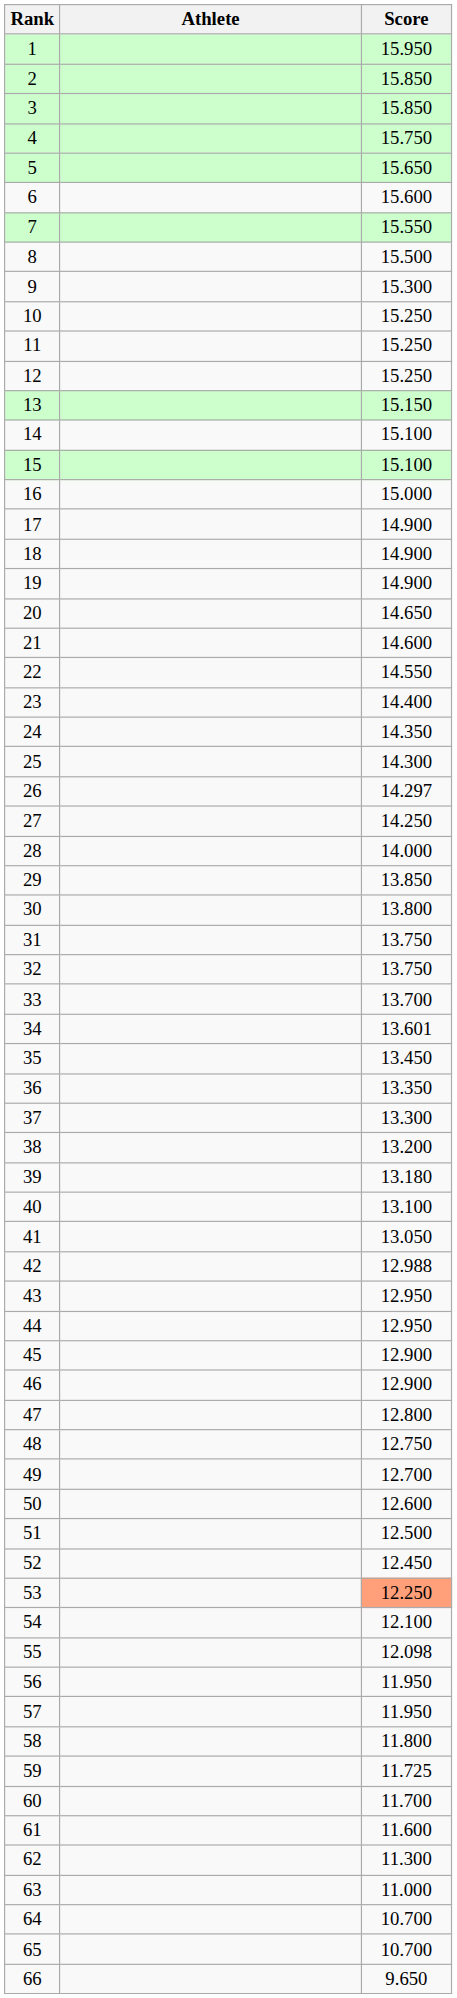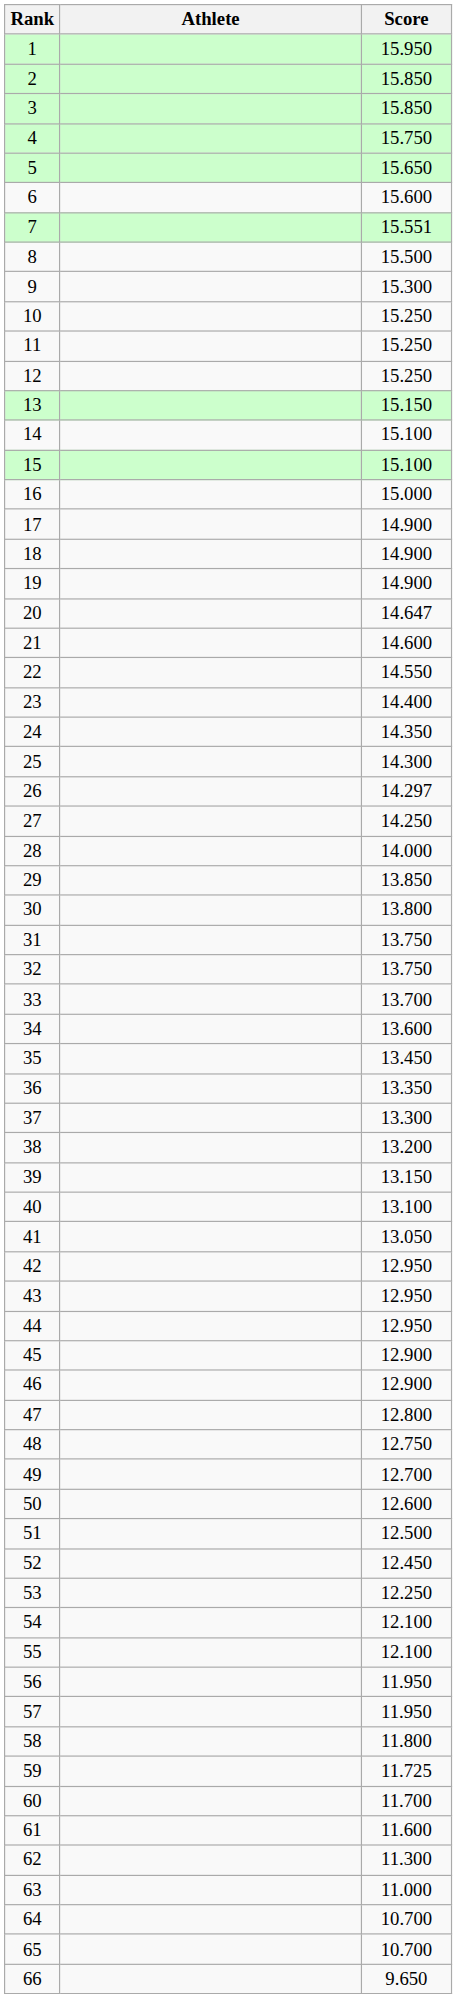(406, 227) 15.550 -> (406, 227) 15.551
(406, 613) 14.650 -> (406, 613) 14.647
(406, 1028) 13.601 -> (406, 1028) 13.600
(406, 1177) 13.180 -> (406, 1177) 13.150
(406, 1266) 12.988 -> (406, 1266) 12.950
(406, 1592) lightsalmon background -> (406, 1592) no background
(406, 1652) 12.098 -> (406, 1652) 12.100
